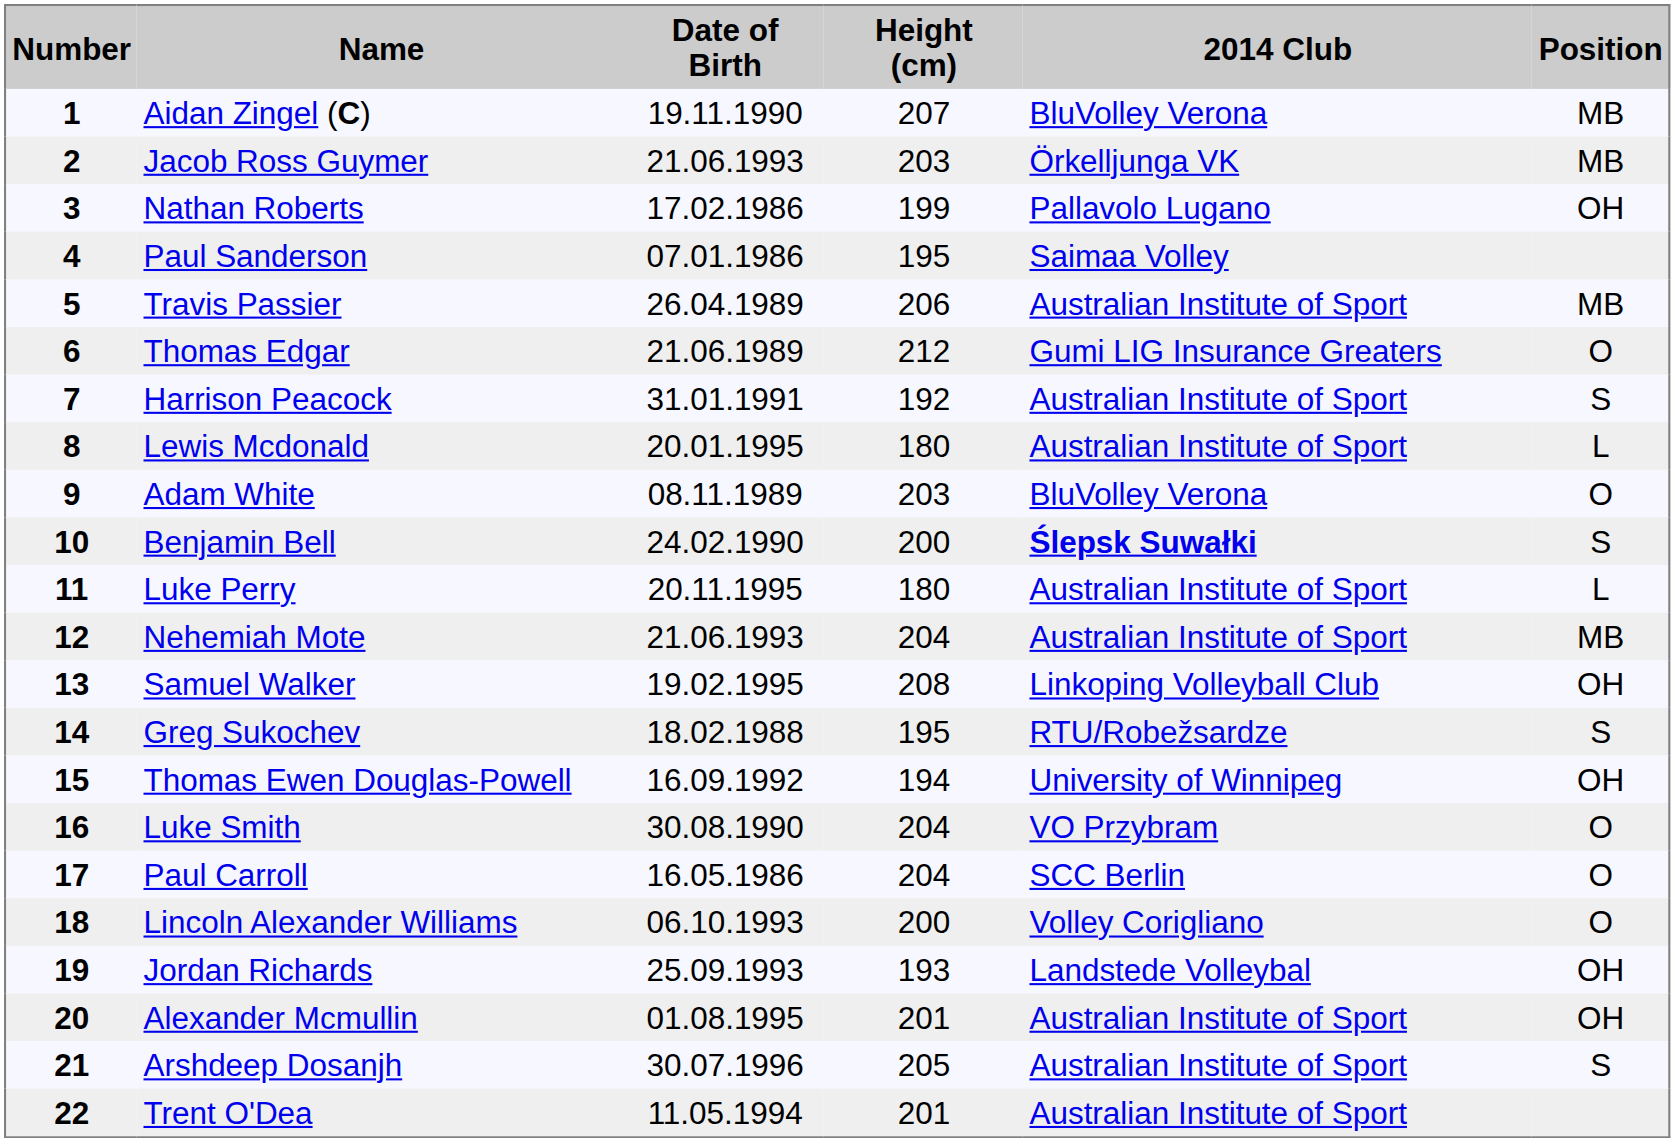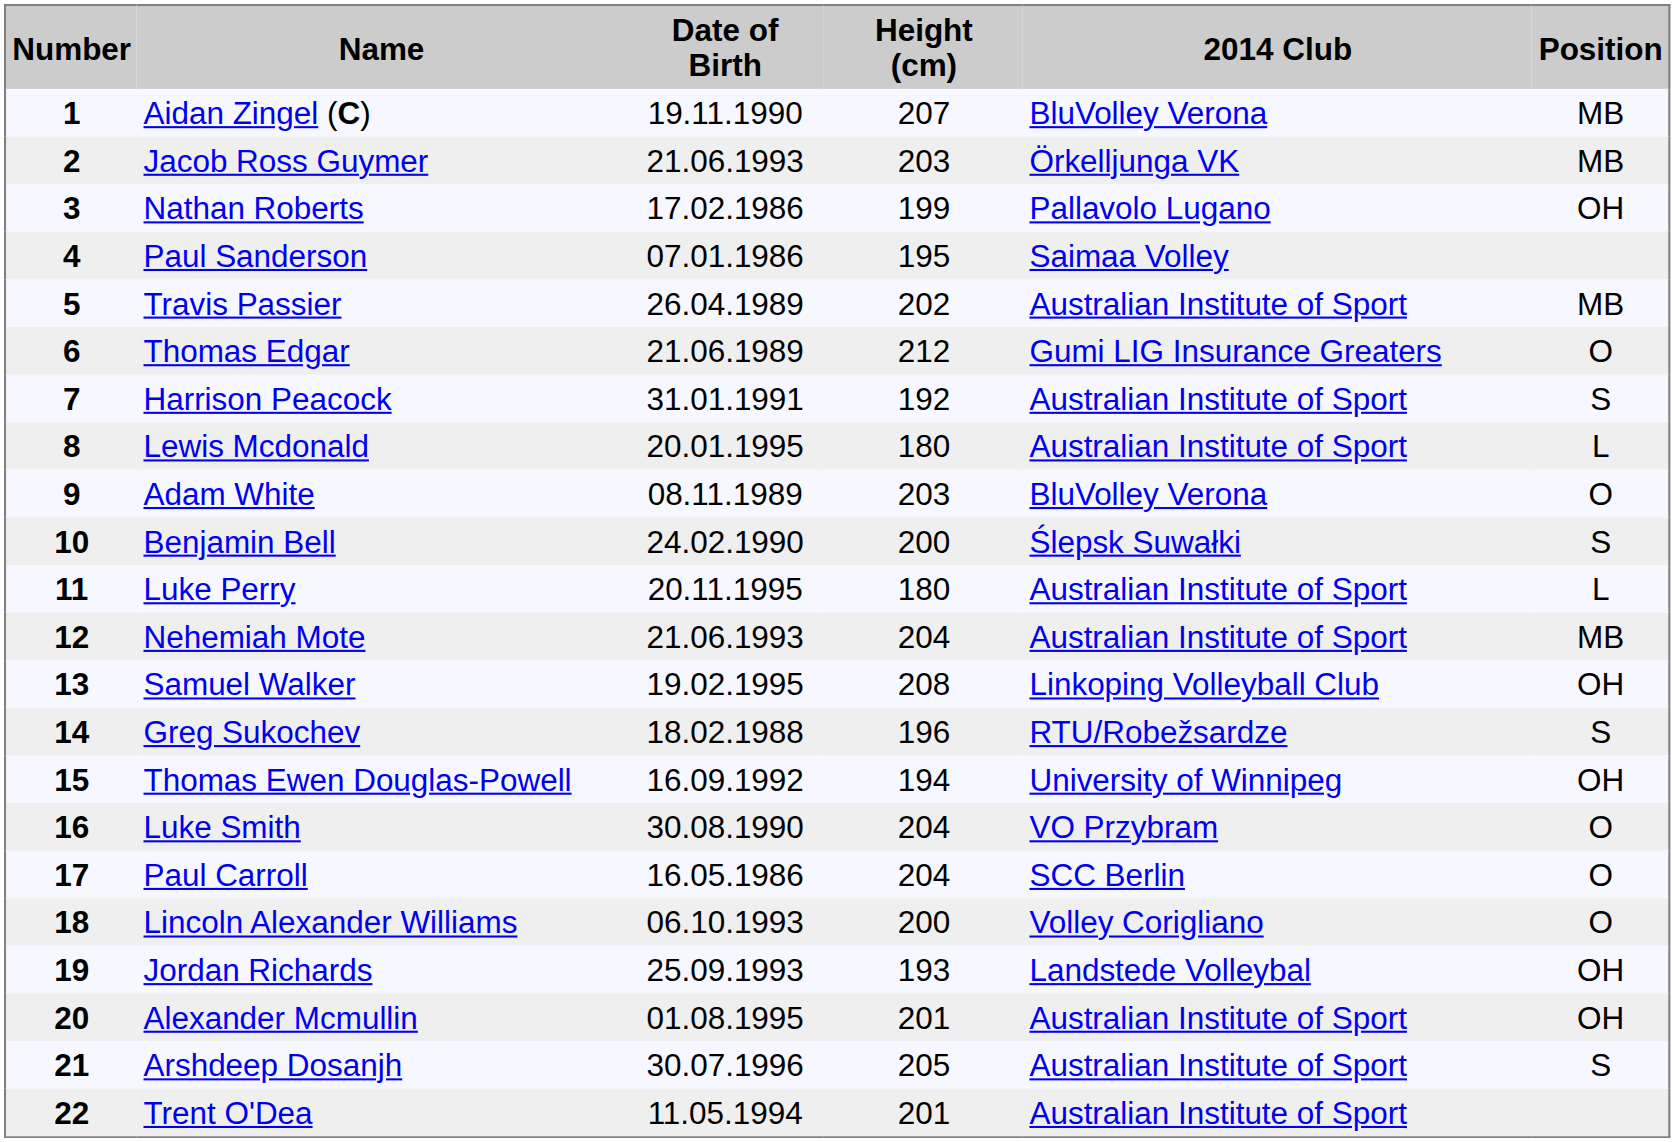(924, 303) 206 -> (924, 303) 202
(1143, 541) bold -> (1135, 541) normal
(924, 732) 195 -> (924, 732) 196
